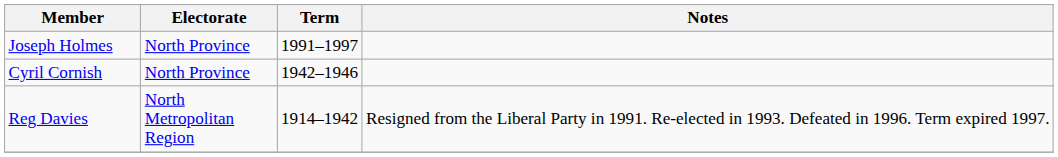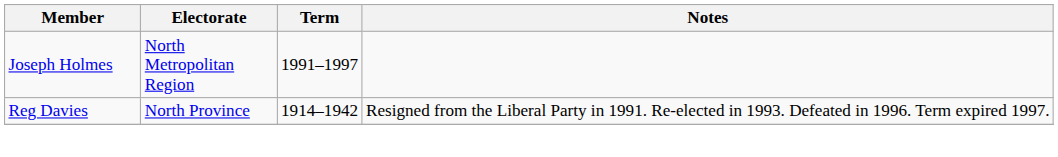(197, 45) North Province -> (189, 64) North Metropolitan Region
- row: (55, 72)
(189, 118) North Metropolitan Region -> (197, 110) North Province
